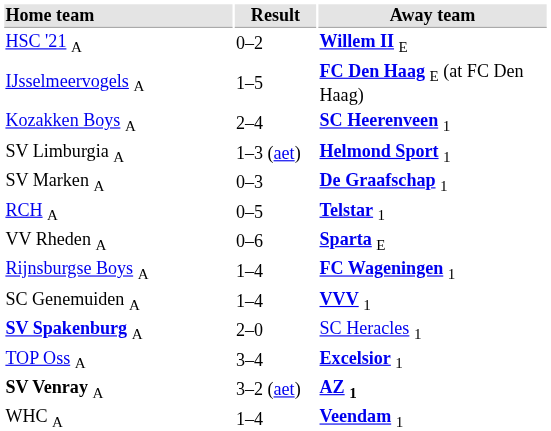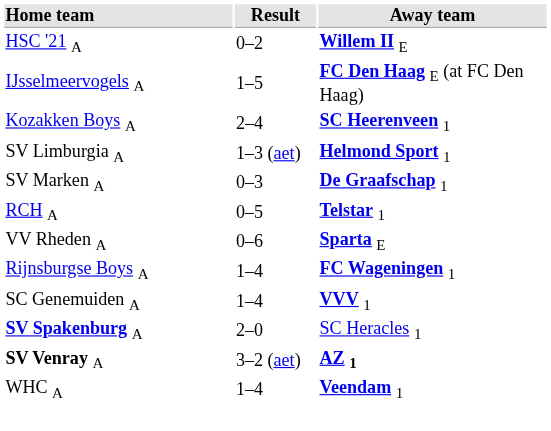- row: (46, 360)
